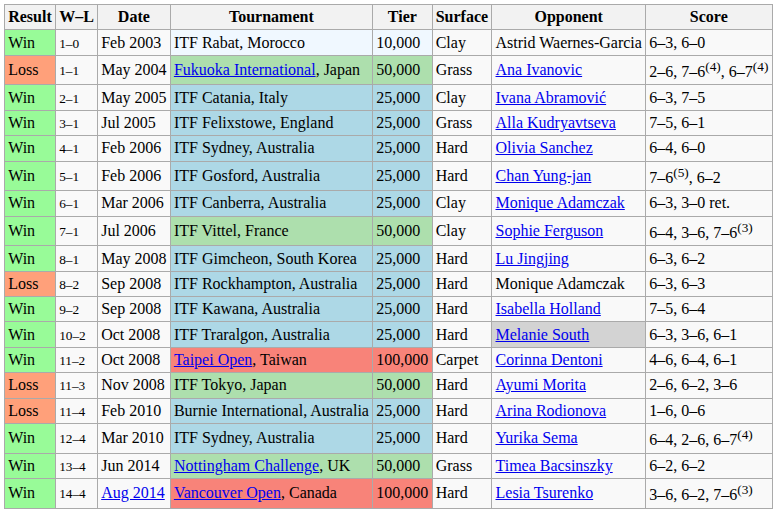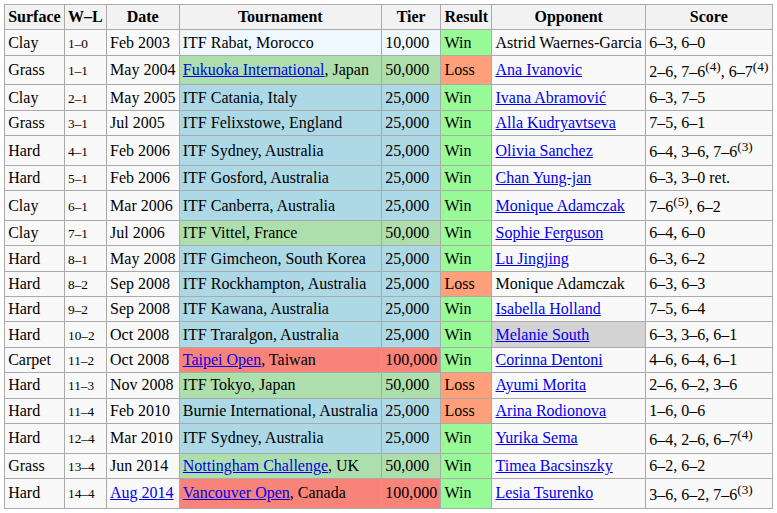columns swapped: (30, 17) <-> (462, 17)
(677, 148) 6–4, 6–0 -> (701, 150) 6–4, 3–6, 7–6(3)
(685, 175) 7–6(5), 6–2 -> (690, 178) 6–3, 3–0 ret.
(690, 203) 6–3, 3–0 ret. -> (685, 205) 7–6(5), 6–2
(701, 231) 6–4, 3–6, 7–6(3) -> (677, 233) 6–4, 6–0
